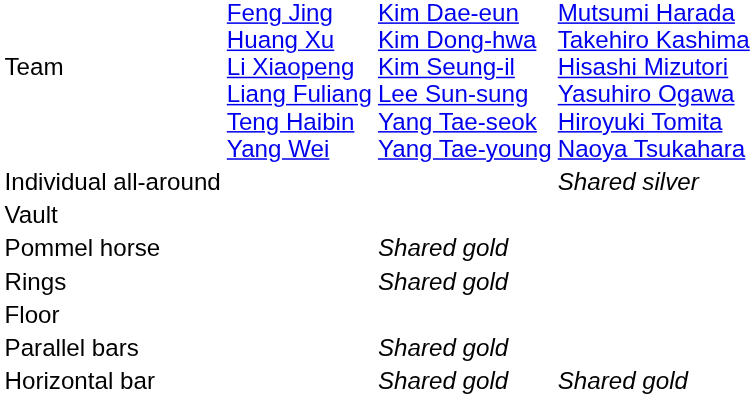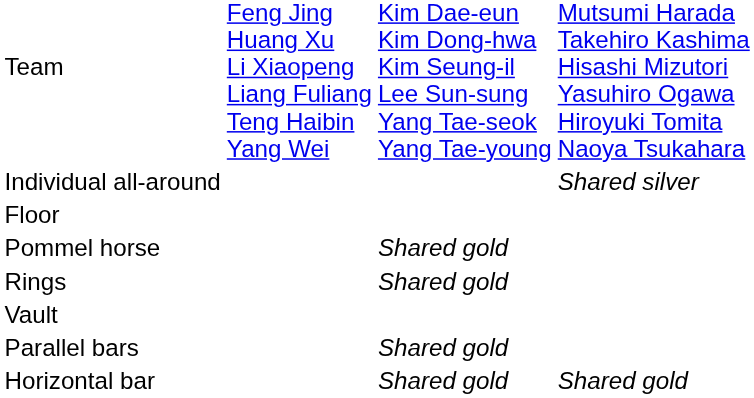rows swapped: (32, 315) <-> (31, 215)
